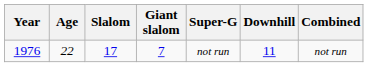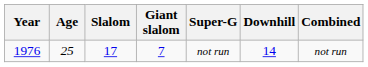(67, 51) 22 -> (67, 51) 25
(269, 51) 11 -> (269, 51) 14
